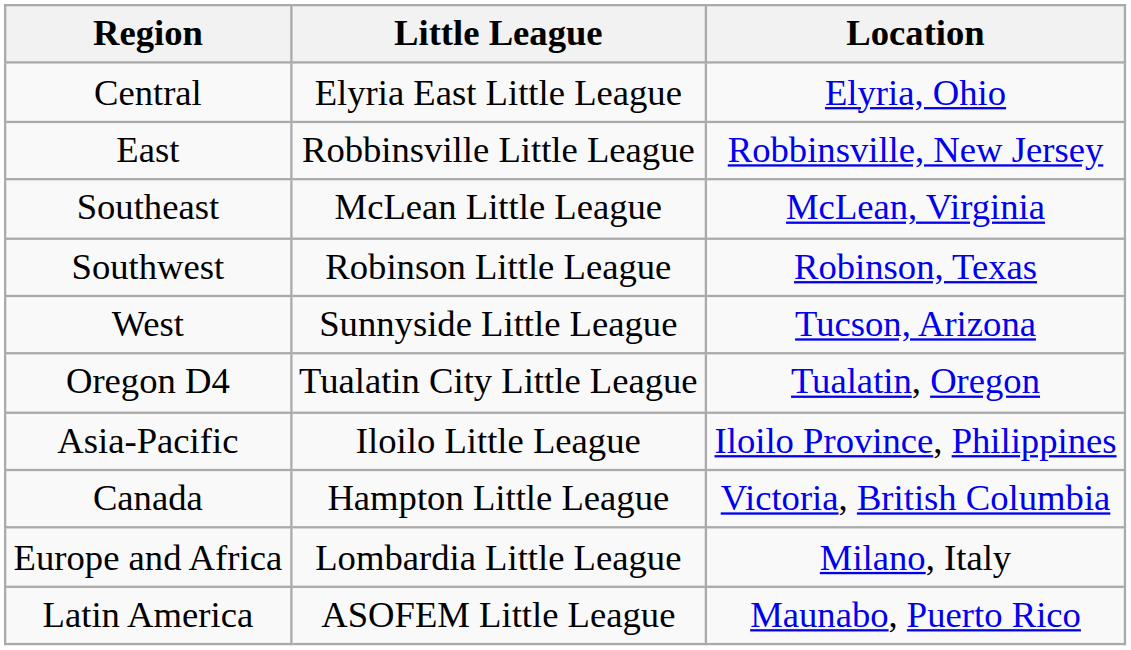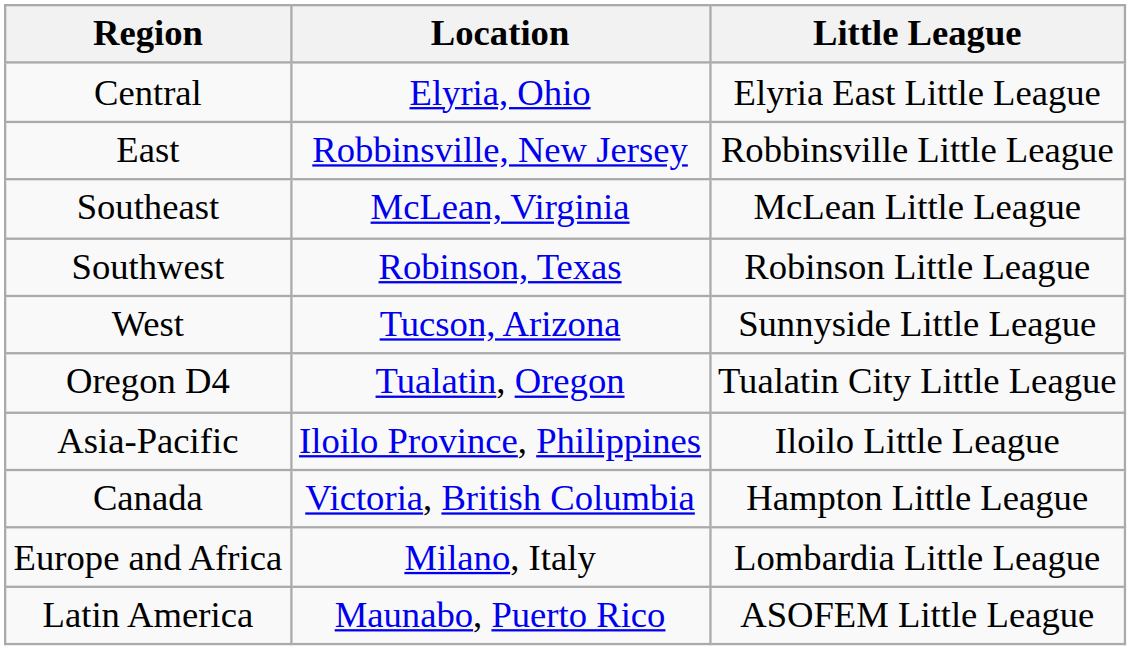columns swapped: (916, 33) <-> (498, 33)
